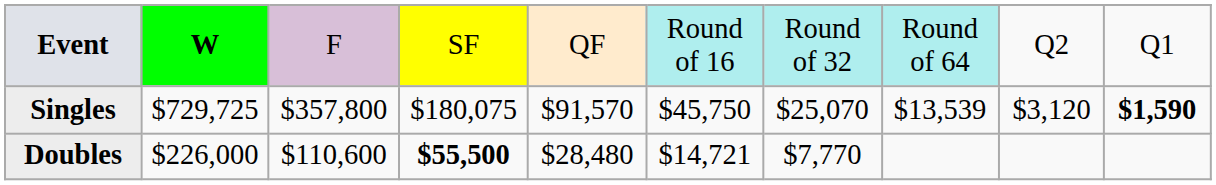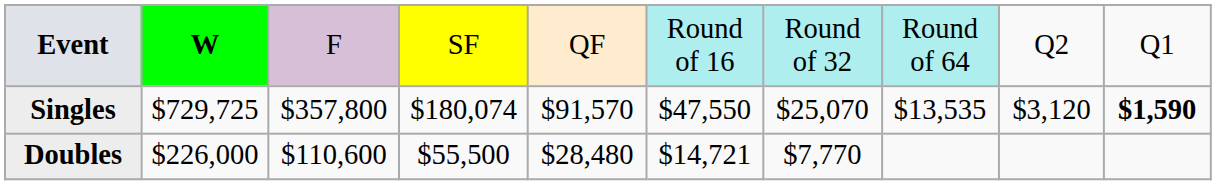(464, 109) $180,075 -> (464, 109) $180,074
(705, 109) $45,750 -> (705, 109) $47,550
(940, 109) $13,539 -> (940, 109) $13,535
(464, 156) bold -> (464, 156) normal
